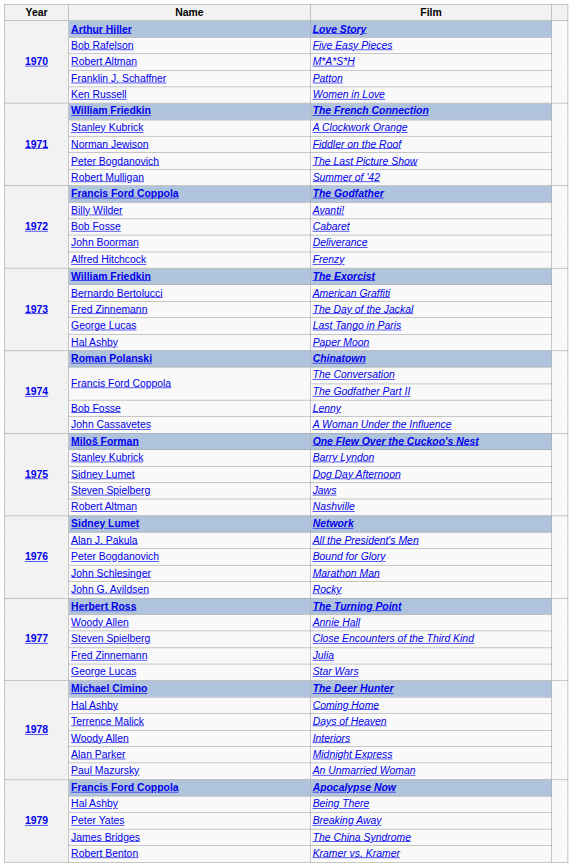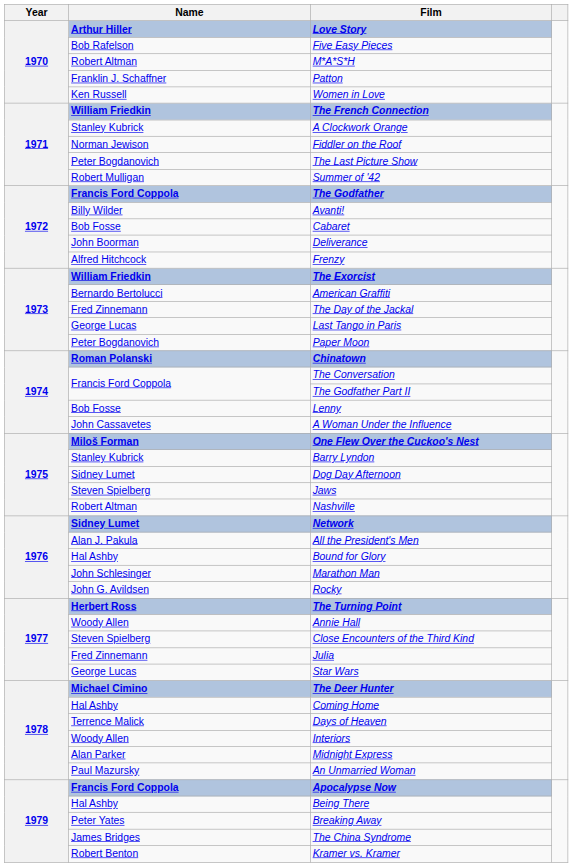(95, 342) Hal Ashby -> (115, 342) Peter Bogdanovich
(115, 557) Peter Bogdanovich -> (95, 557) Hal Ashby
